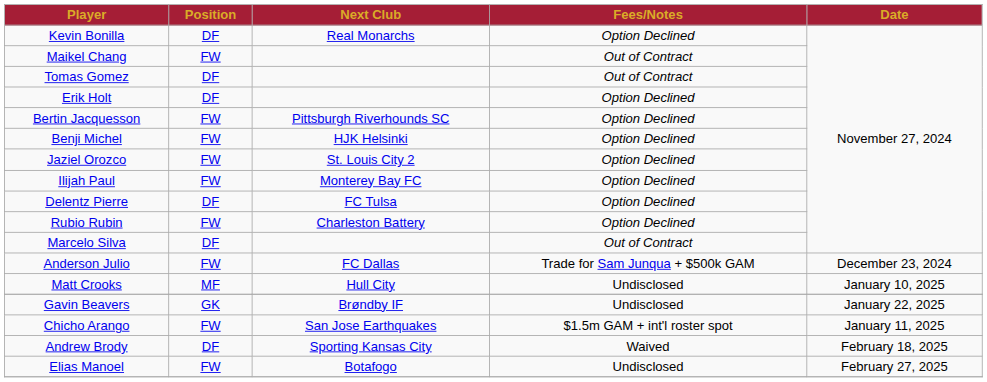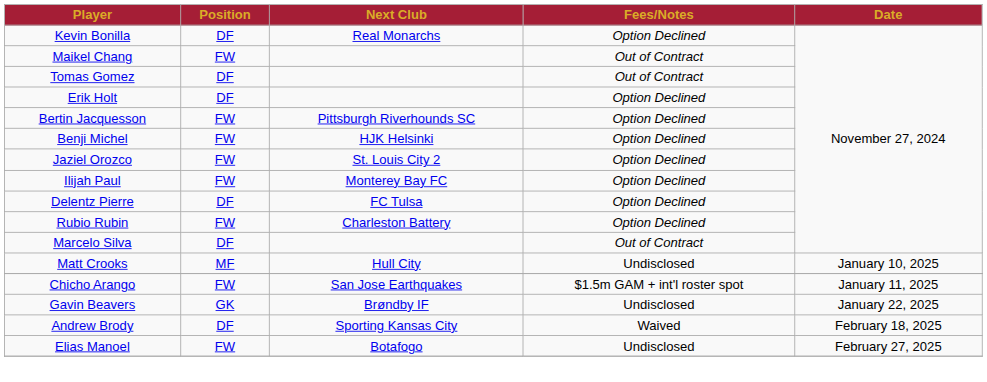- row: (87, 263)
rows swapped: (87, 325) <-> (87, 305)
